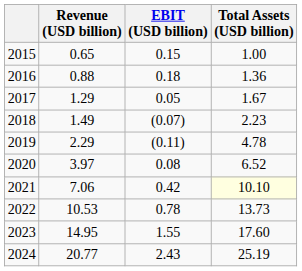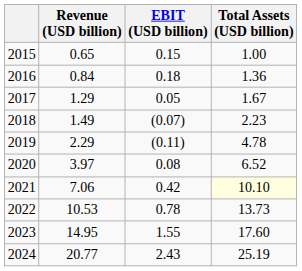(82, 76) 0.88 -> (82, 76) 0.84
